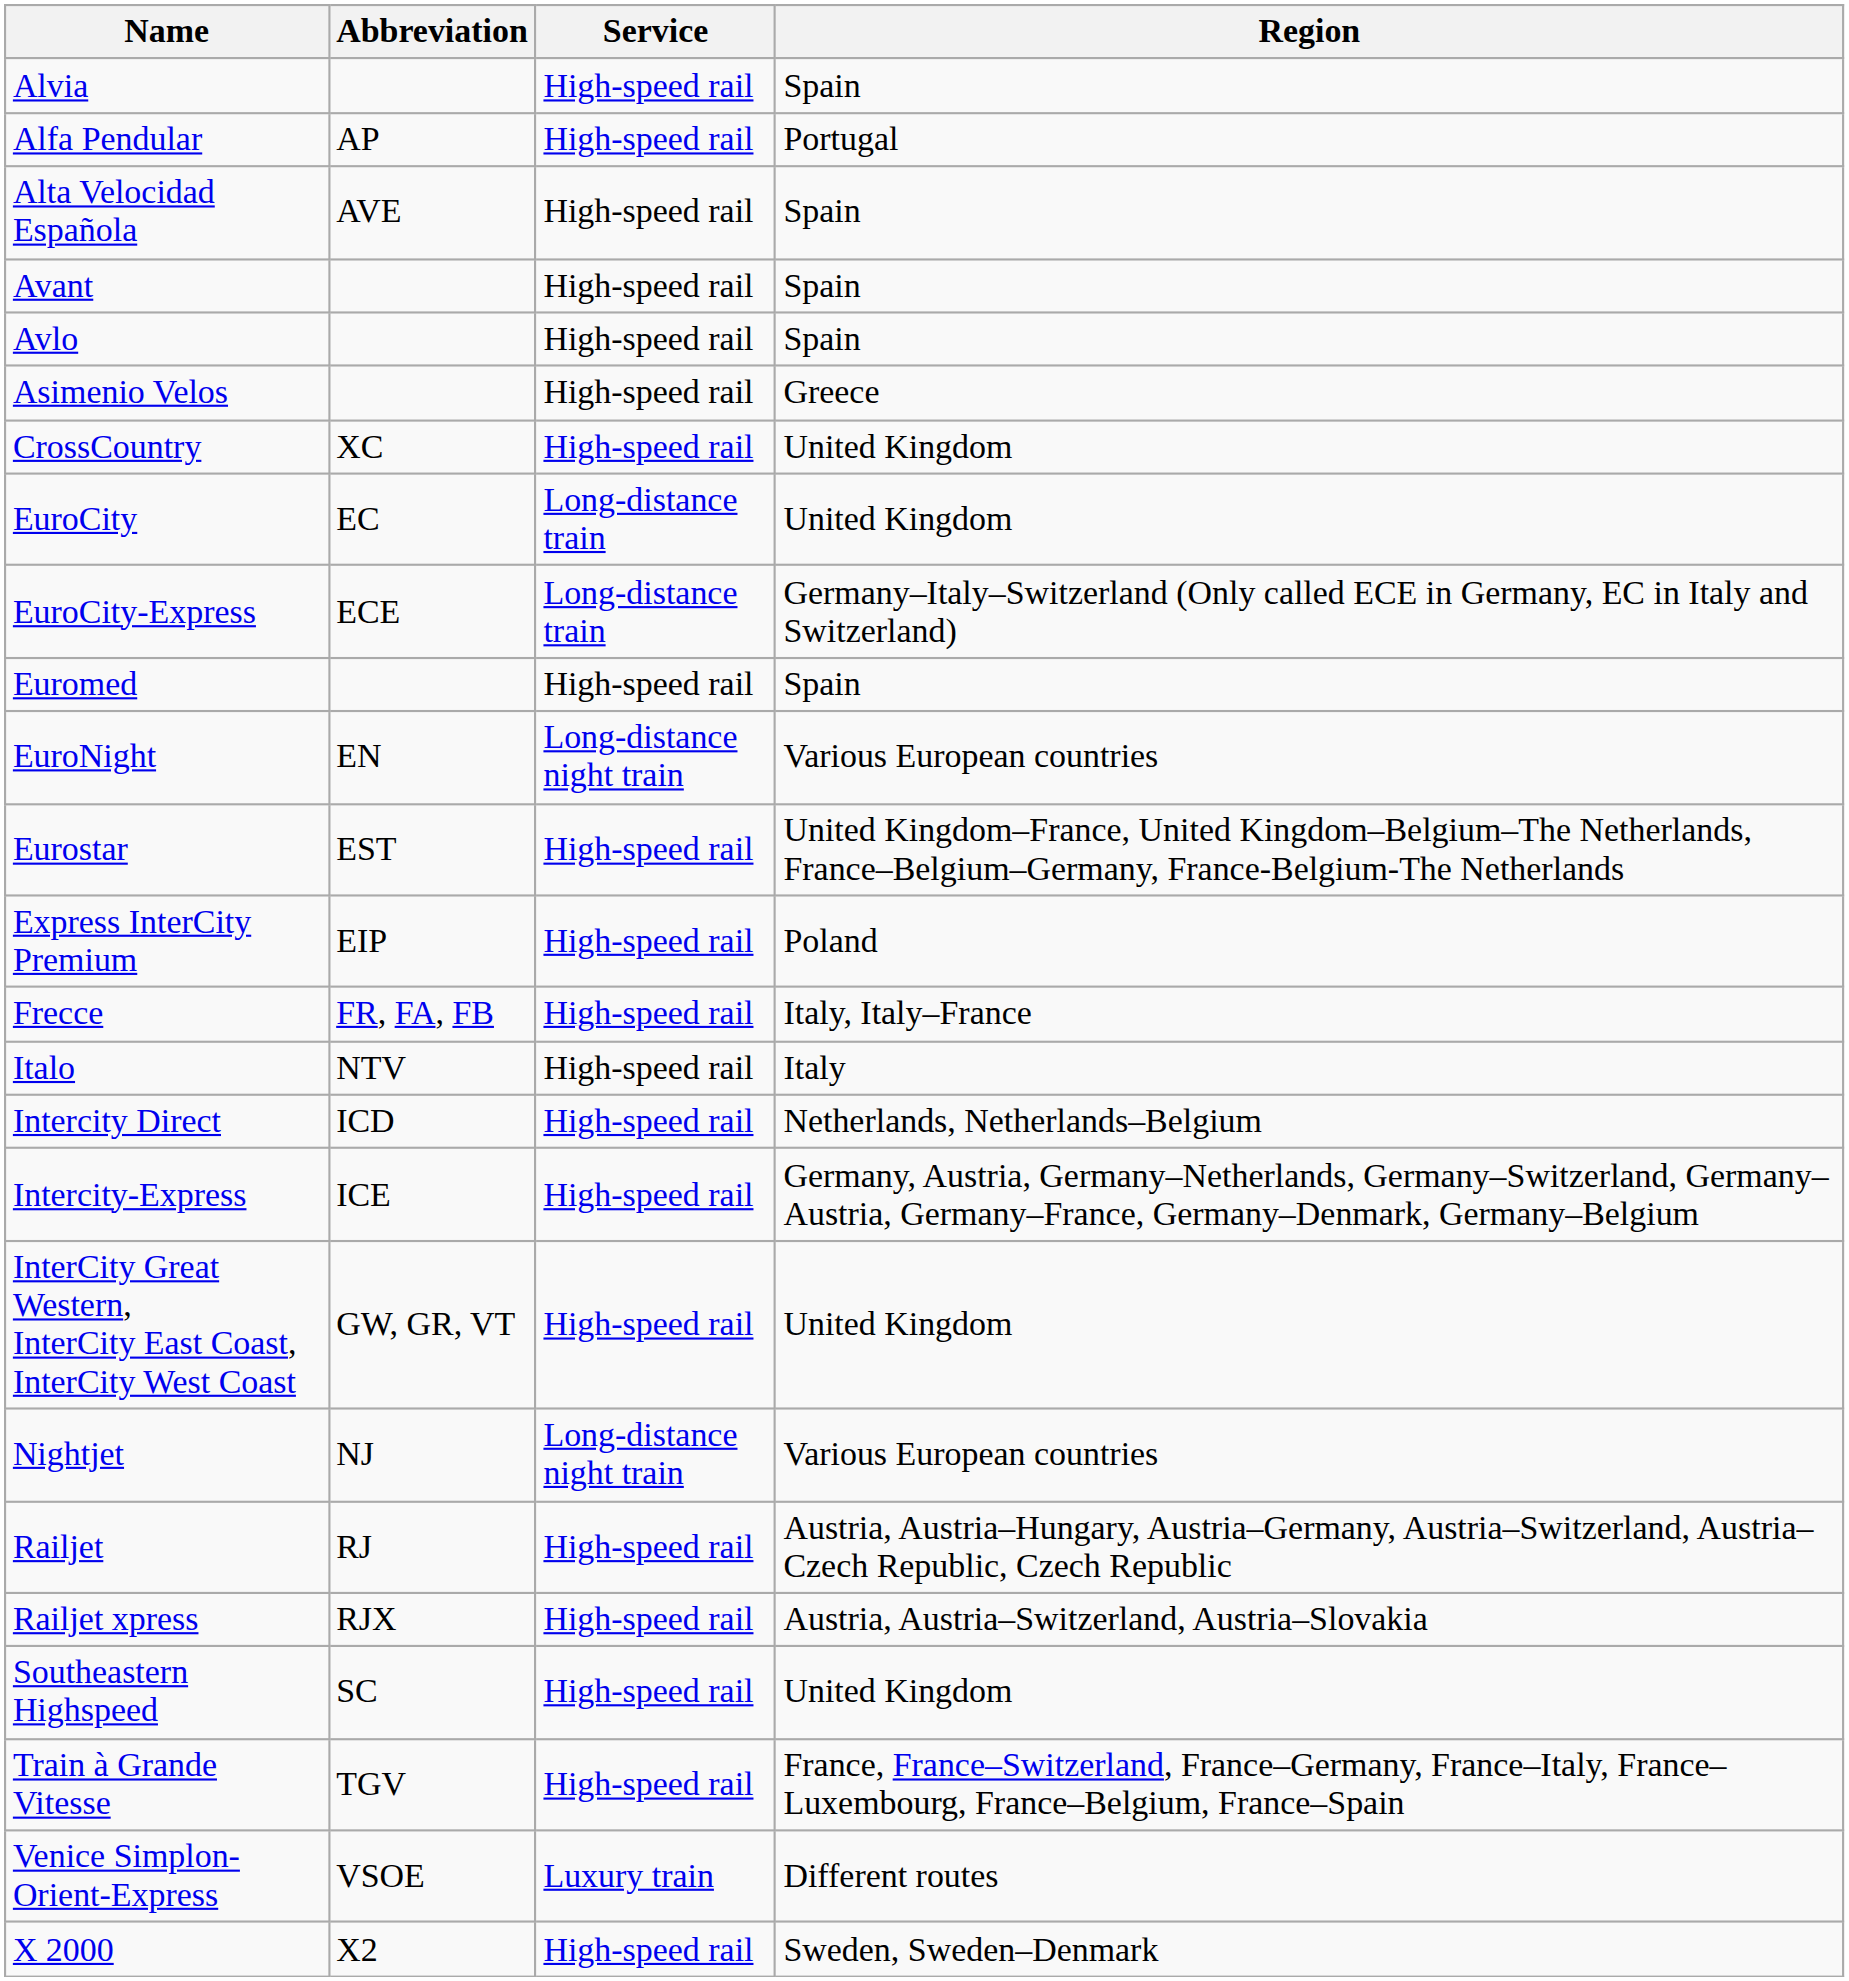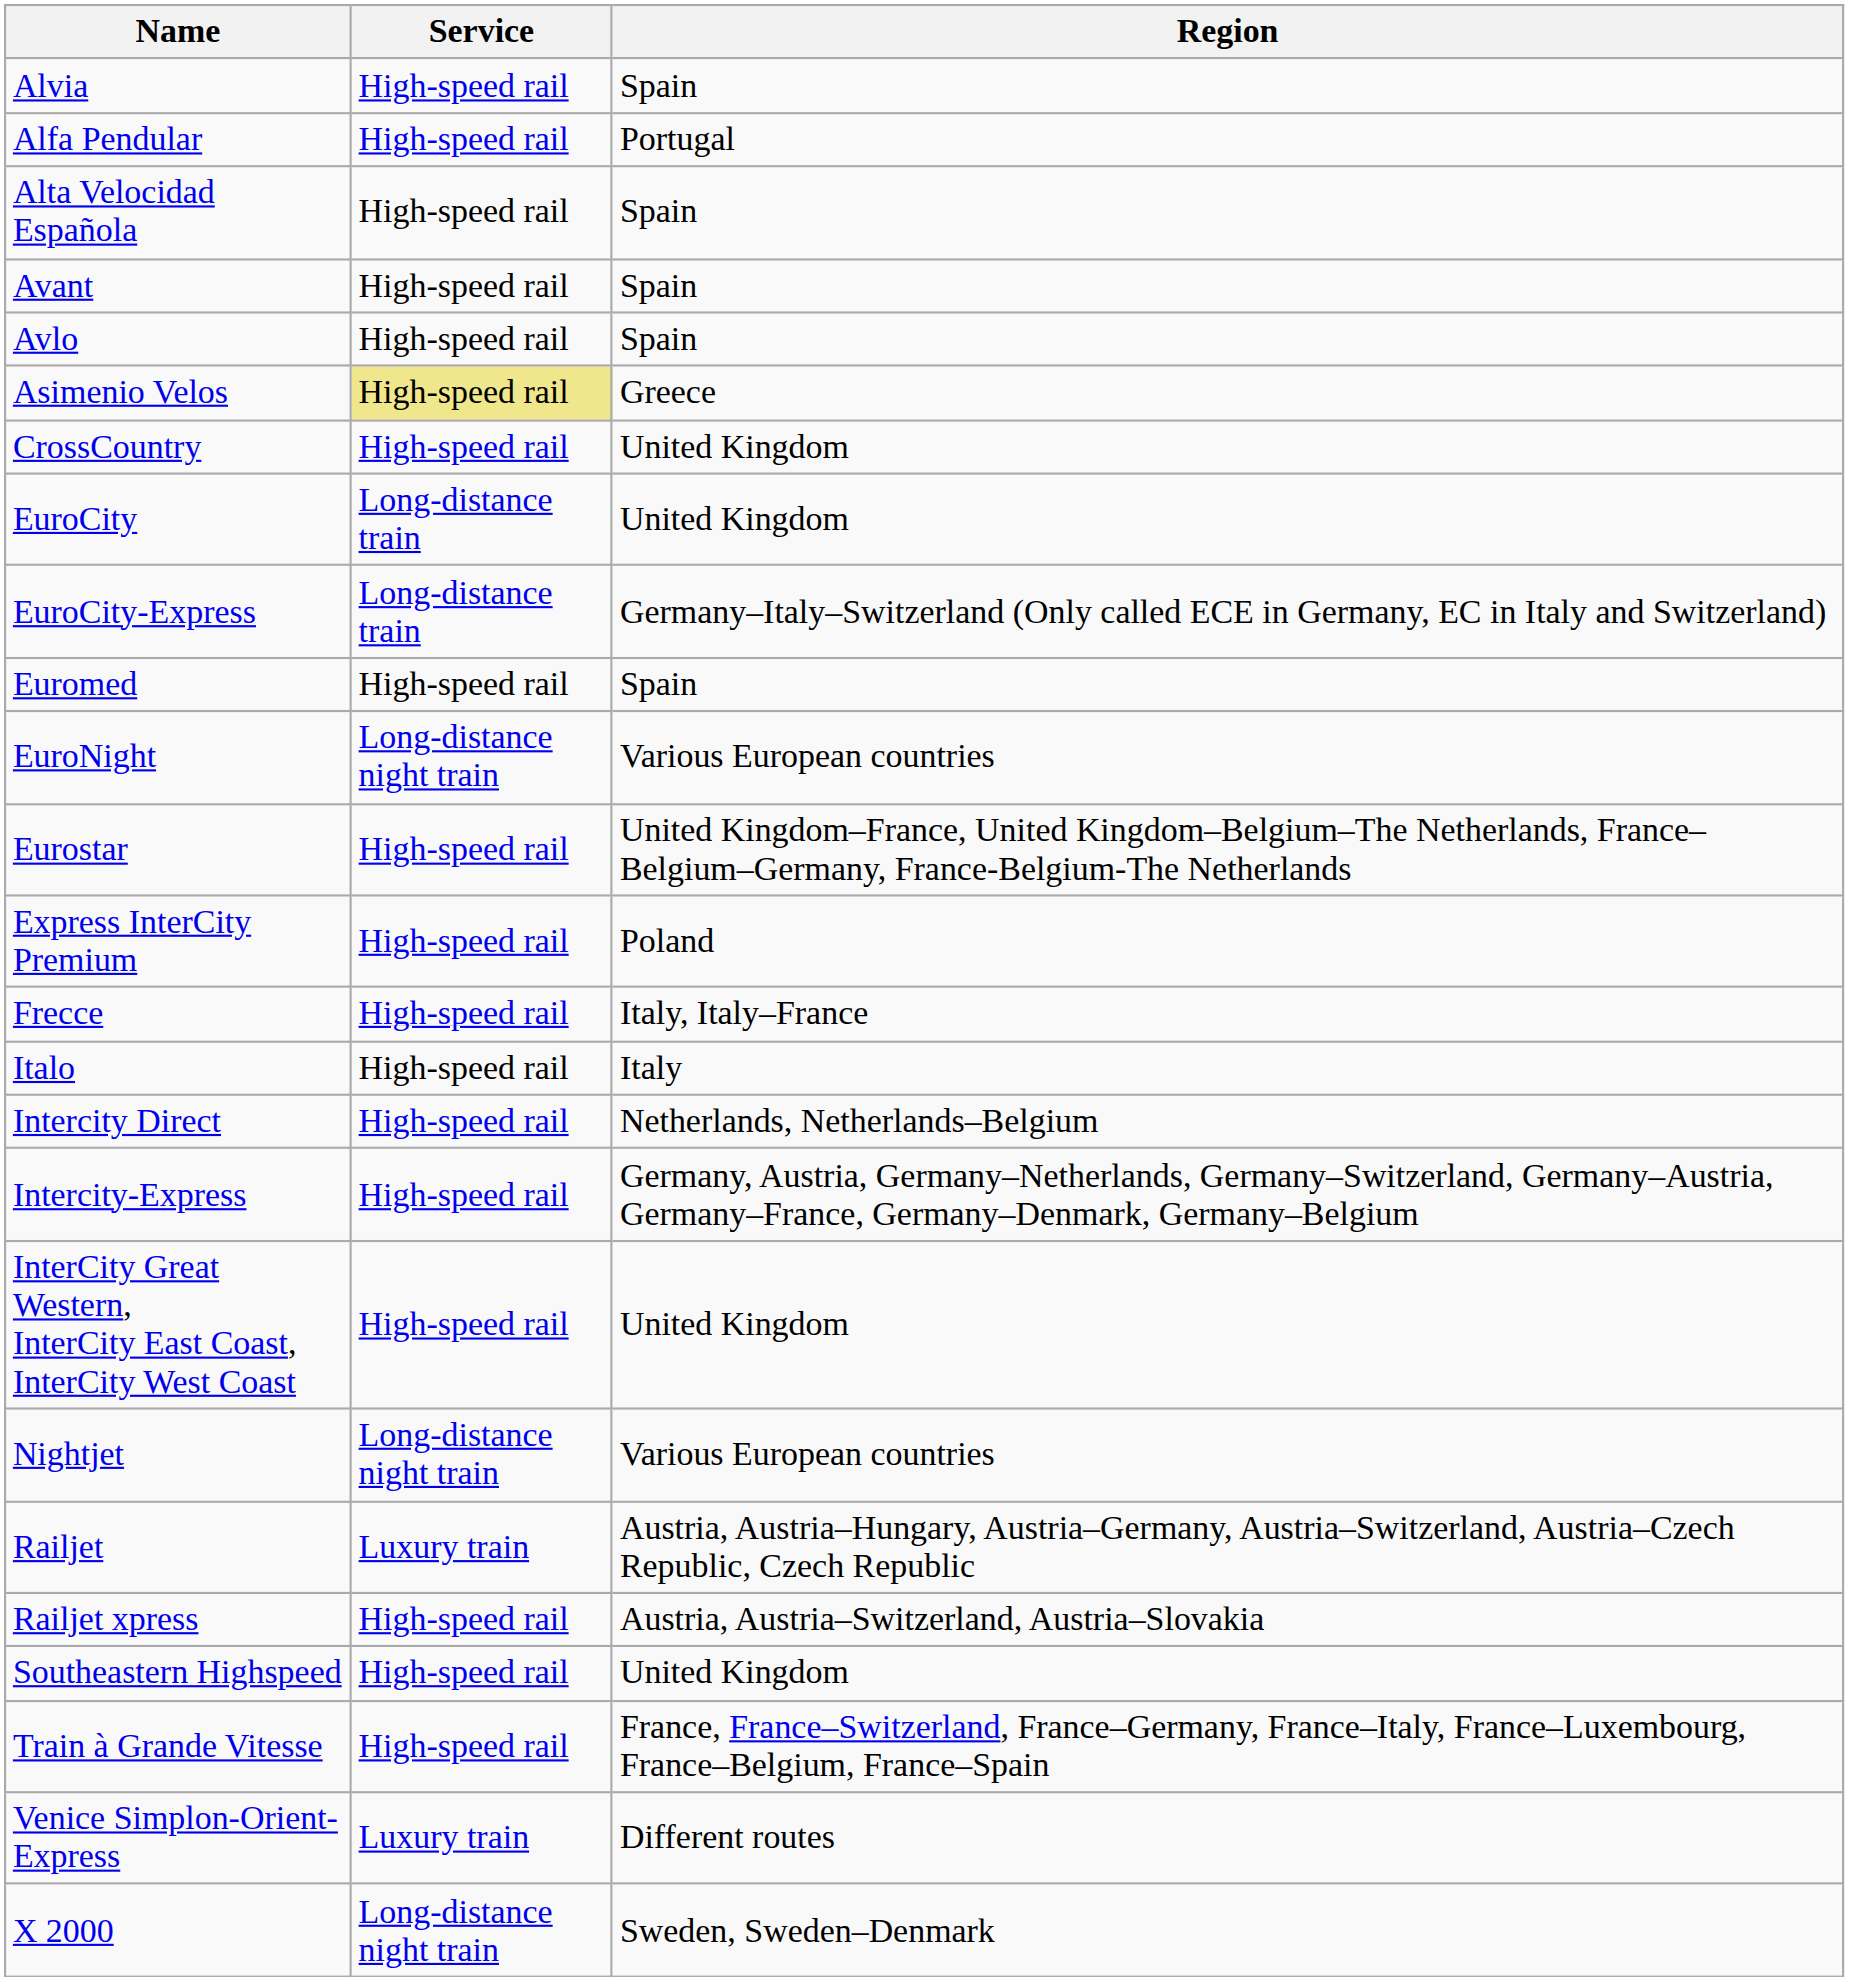- column: (432, 31)
(648, 392) no background -> (464, 392) khaki background
(648, 1546) High-speed rail -> (444, 1546) Luxury train
(648, 1948) High-speed rail -> (456, 1929) Long-distance night train
